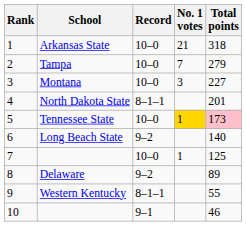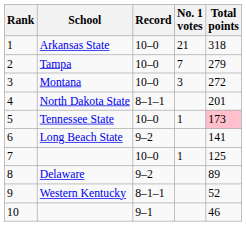(217, 82) 227 -> (217, 82) 272
(180, 119) gold background -> (180, 119) no background
(217, 138) 140 -> (217, 138) 141
(214, 193) 55 -> (214, 193) 52
